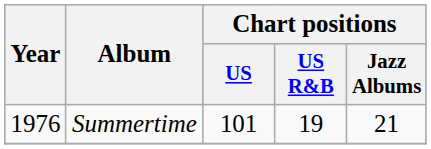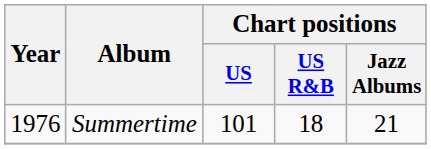(311, 123) 19 -> (311, 123) 18
